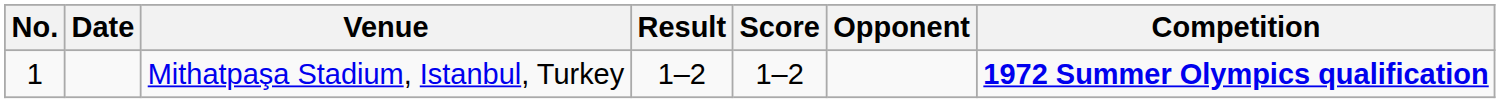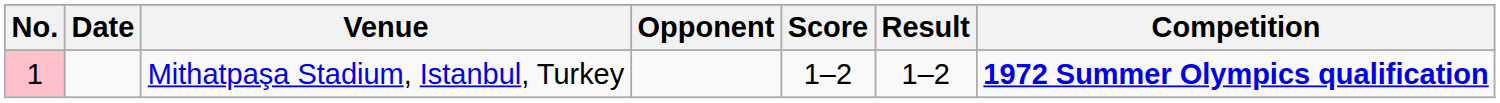columns swapped: (902, 27) <-> (682, 27)
(35, 73) no background -> (35, 73) pink background
